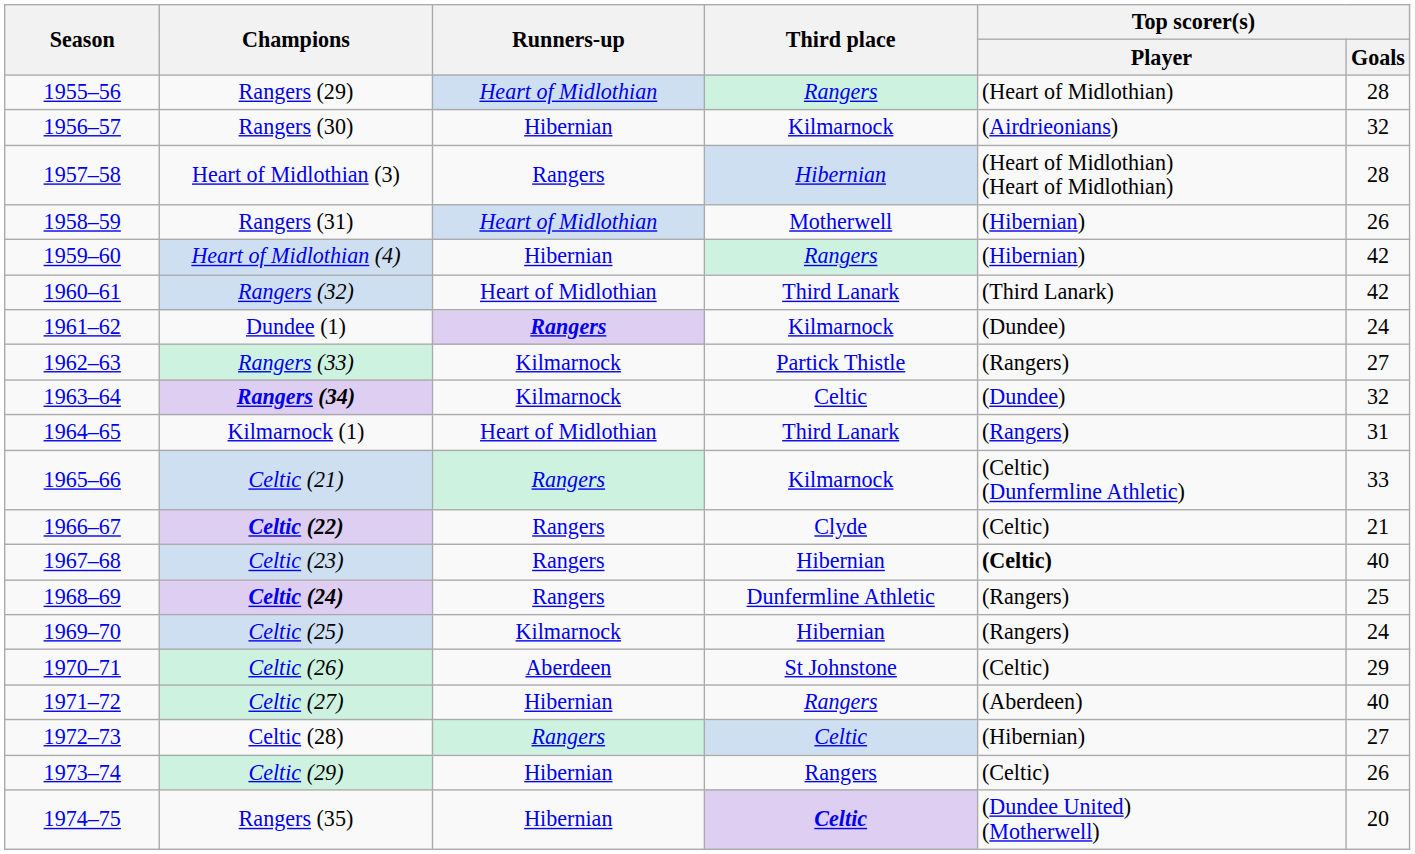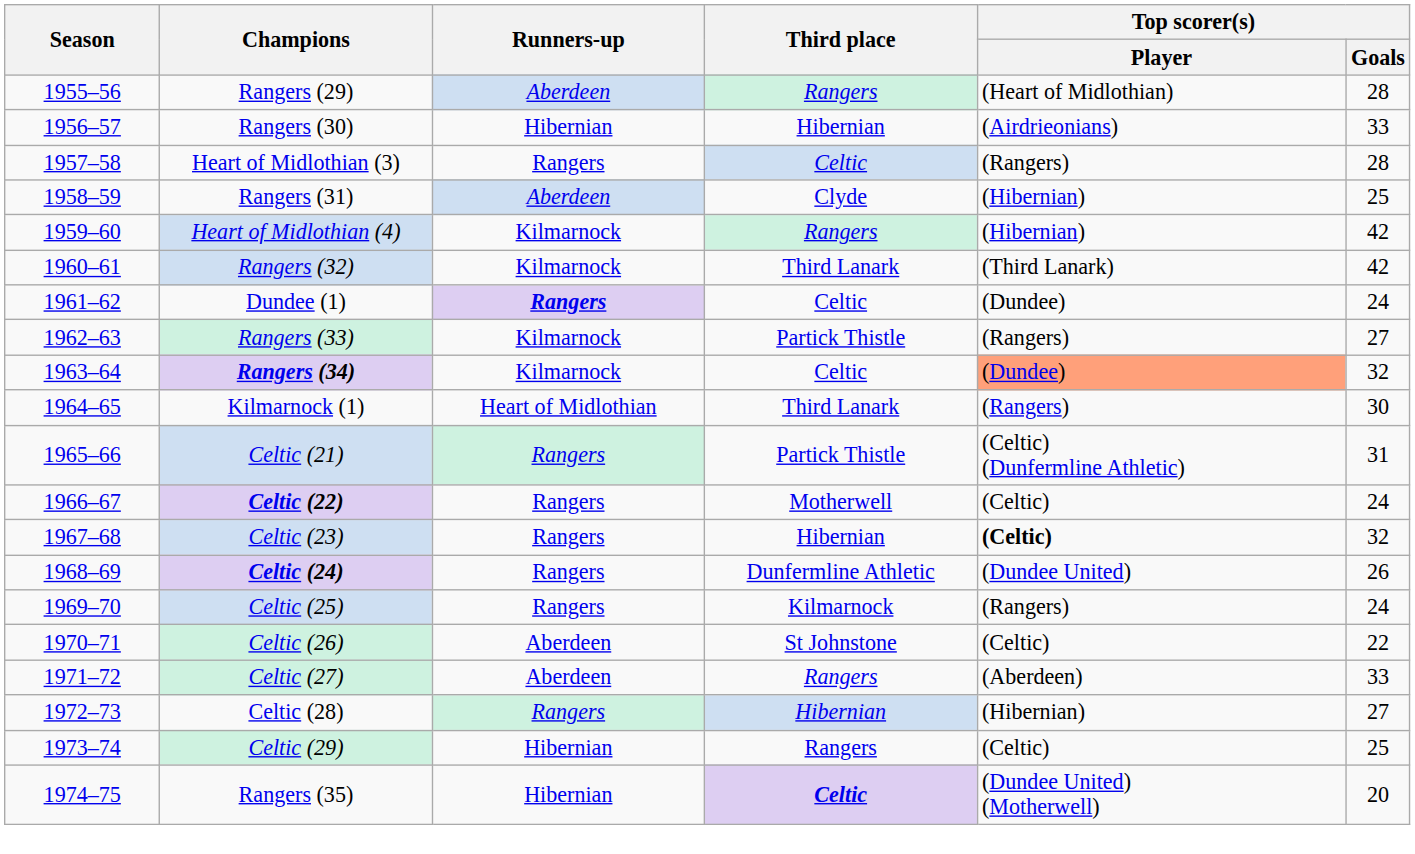(568, 92) Heart of Midlothian -> (568, 92) Aberdeen
(841, 127) Kilmarnock -> (841, 127) Hibernian
(1378, 127) 32 -> (1378, 127) 33
(841, 174) Hibernian -> (841, 162) Celtic
(1078, 174) (Heart of Midlothian) (Heart of Midlothian) -> (1026, 162) (Rangers)
(568, 221) Heart of Midlothian -> (568, 197) Aberdeen
(841, 221) Motherwell -> (841, 197) Clyde
(1378, 221) 26 -> (1378, 197) 25
(568, 256) Hibernian -> (568, 232) Kilmarnock
(568, 291) Heart of Midlothian -> (568, 267) Kilmarnock
(841, 326) Kilmarnock -> (841, 302) Celtic
(1024, 397) no background -> (1024, 372) lightsalmon background
(1378, 432) 31 -> (1378, 407) 30
(841, 479) Kilmarnock -> (841, 454) Partick Thistle
(1378, 479) 33 -> (1378, 454) 31
(841, 526) Clyde -> (841, 502) Motherwell
(1378, 526) 21 -> (1378, 502) 24
(1378, 561) 40 -> (1378, 537) 32
(1026, 596) (Rangers) -> (1056, 572) (Dundee United)
(1378, 596) 25 -> (1378, 572) 26
(568, 631) Kilmarnock -> (568, 607) Rangers
(841, 631) Hibernian -> (841, 607) Kilmarnock
(1378, 666) 29 -> (1378, 642) 22
(568, 702) Hibernian -> (568, 677) Aberdeen
(1378, 702) 40 -> (1378, 677) 33
(841, 737) Celtic -> (841, 712) Hibernian
(1378, 772) 26 -> (1378, 747) 25
